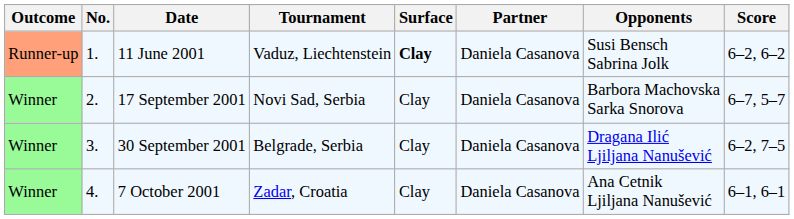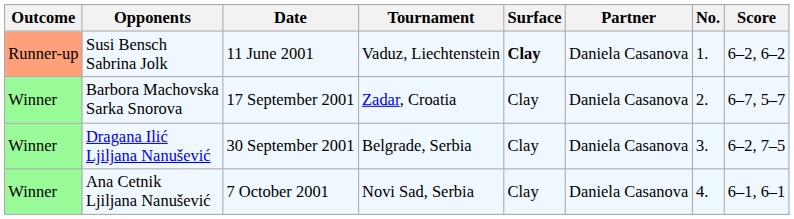columns swapped: (98, 17) <-> (654, 17)
(309, 99) Novi Sad, Serbia -> (409, 99) Zadar, Croatia
(301, 190) Zadar, Croatia -> (418, 190) Novi Sad, Serbia
